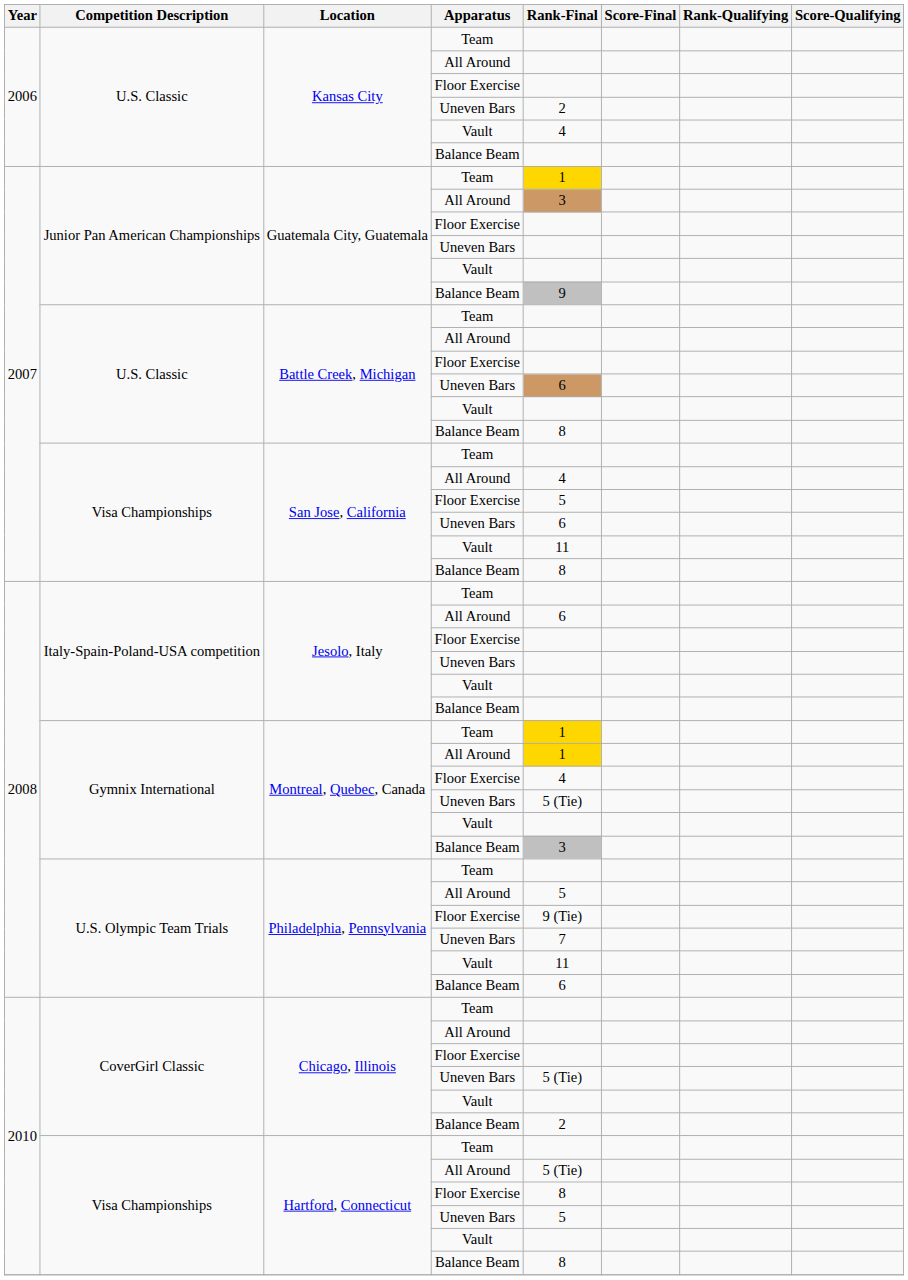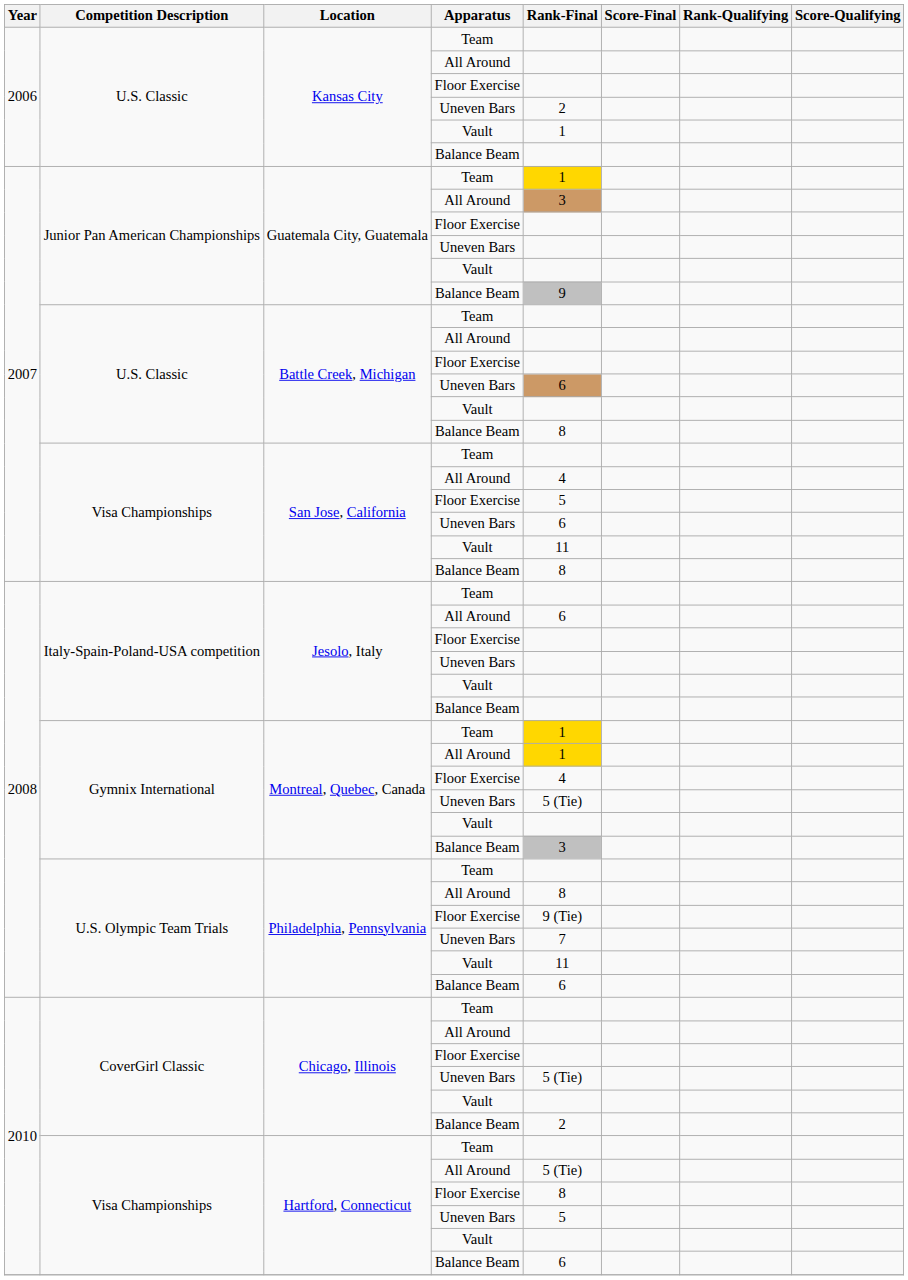(562, 131) 4 -> (562, 131) 1
(562, 893) 5 -> (562, 893) 8
(562, 1262) 8 -> (562, 1262) 6
